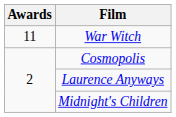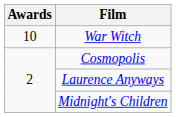(30, 36) 11 -> (30, 36) 10
